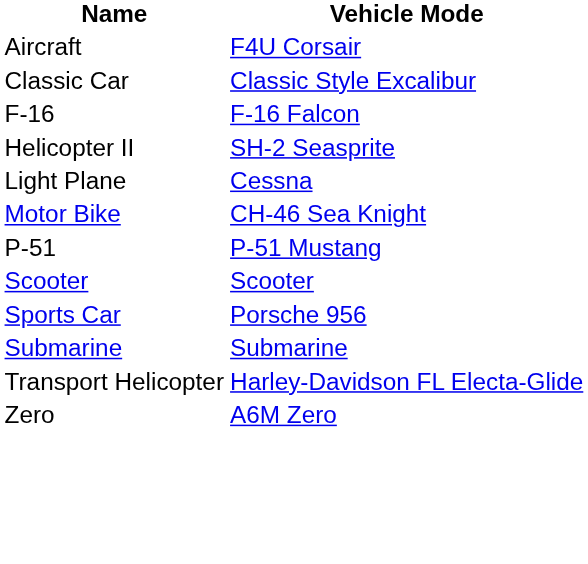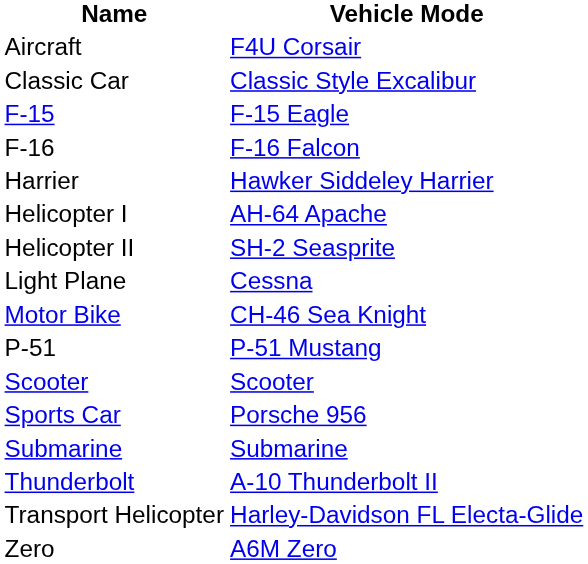+ row: (30, 114)
+ row: (42, 181)
+ row: (66, 214)
+ row: (69, 482)
